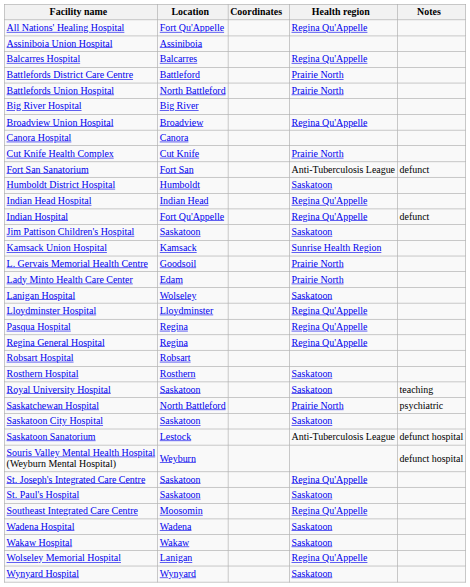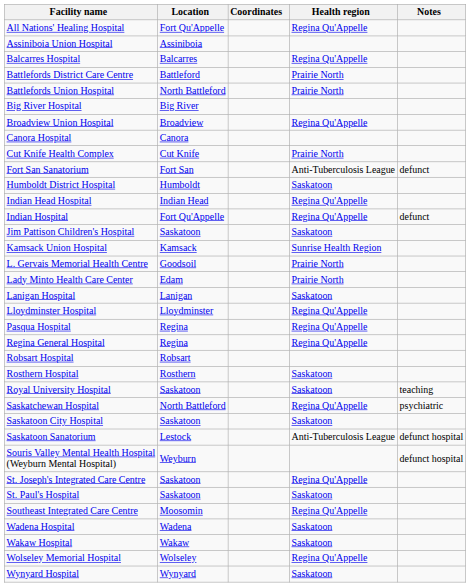(178, 295) Wolseley -> (176, 295) Lanigan
(318, 405) Prairie North -> (329, 405) Regina Qu'Appelle
(176, 558) Lanigan -> (178, 558) Wolseley
